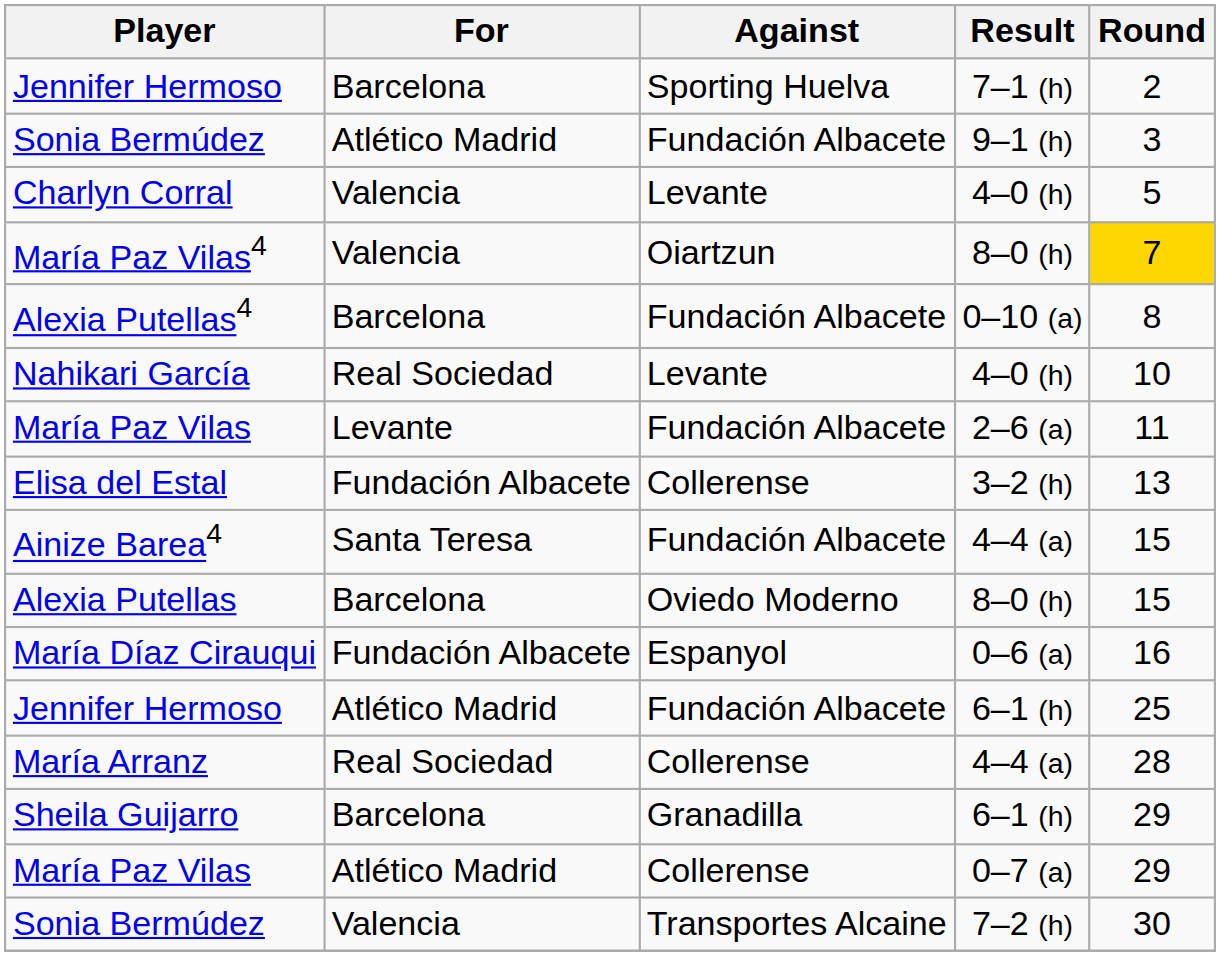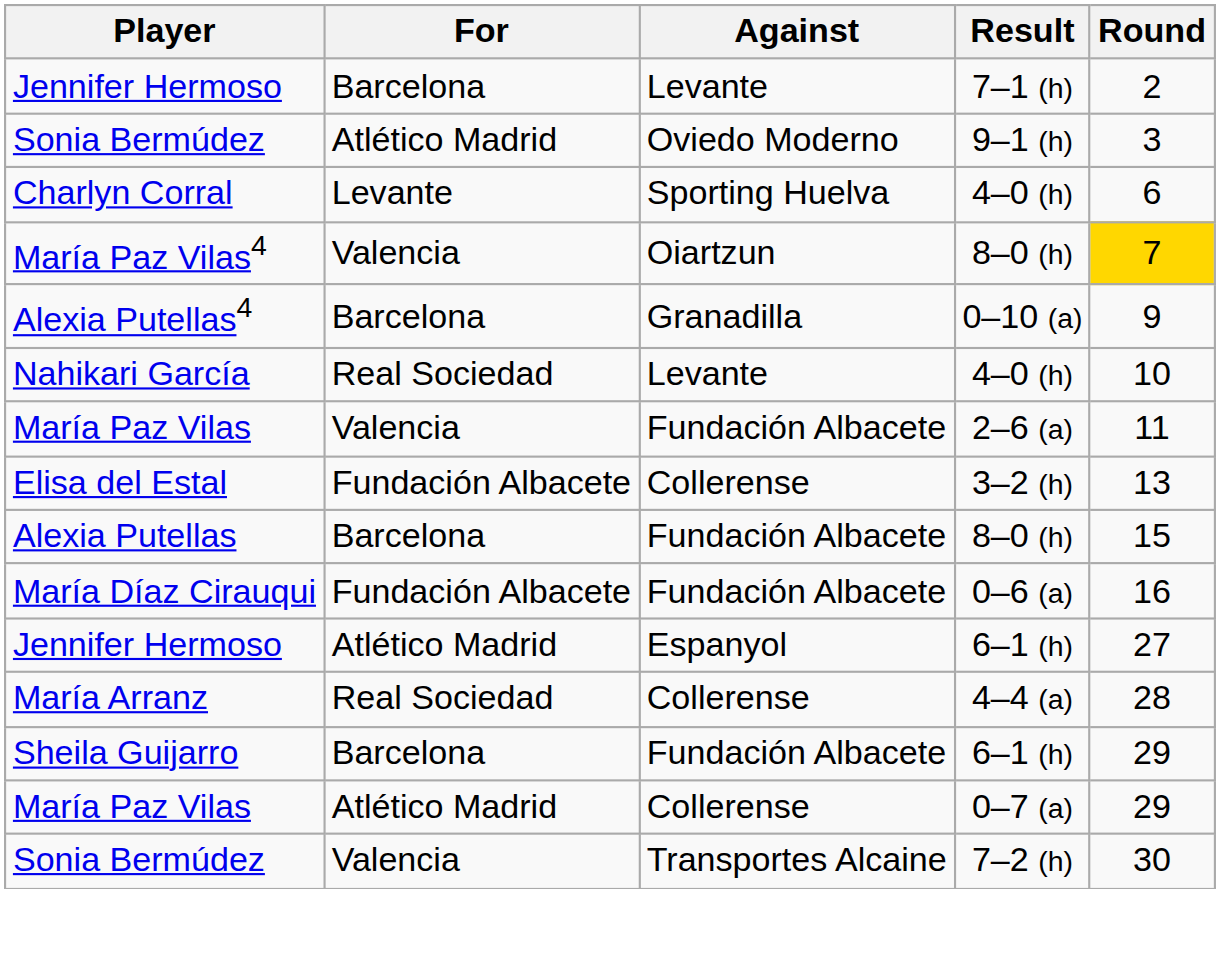(768, 85) Sporting Huelva -> (707, 85) Levante
(796, 139) Fundación Albacete -> (773, 139) Oviedo Moderno
(396, 193) Valencia -> (392, 193) Levante
(707, 193) Levante -> (768, 193) Sporting Huelva
(1152, 193) 5 -> (1152, 193) 6
(796, 315) Fundación Albacete -> (724, 315) Granadilla
(1152, 315) 8 -> (1152, 315) 9
(392, 428) Levante -> (396, 428) Valencia
- row: (117, 541)
(773, 599) Oviedo Moderno -> (796, 536) Fundación Albacete
(717, 653) Espanyol -> (796, 590) Fundación Albacete
(796, 707) Fundación Albacete -> (717, 644) Espanyol
(1152, 707) 25 -> (1152, 644) 27
(724, 815) Granadilla -> (796, 752) Fundación Albacete
